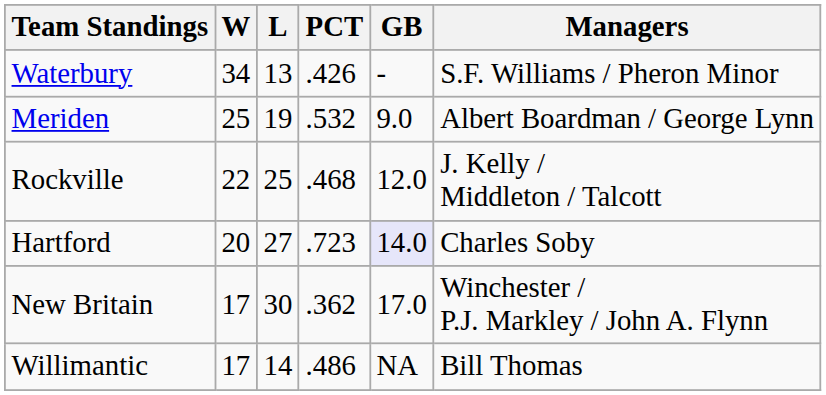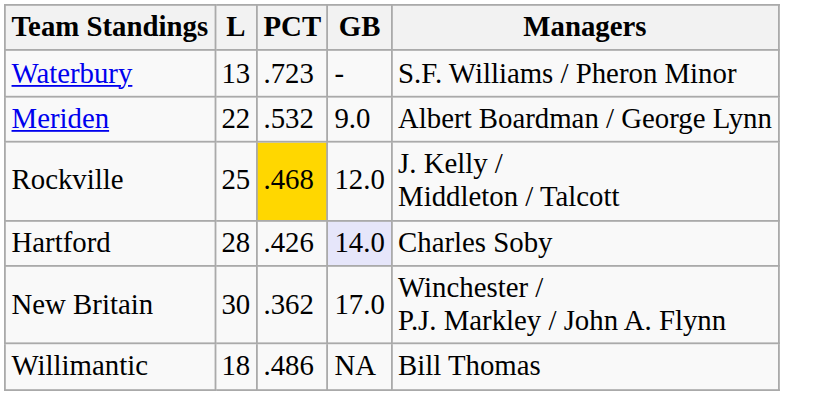- column: (236, 27)
(331, 73) .426 -> (289, 73) .723
(278, 118) 19 -> (236, 118) 22
(331, 180) no background -> (289, 180) gold background
(278, 242) 27 -> (236, 242) 28
(331, 242) .723 -> (289, 242) .426
(278, 366) 14 -> (236, 366) 18
